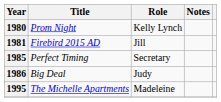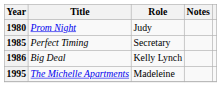(158, 27) Kelly Lynch -> (143, 27) Judy
- row: (16, 43)
(143, 74) Judy -> (158, 58) Kelly Lynch
